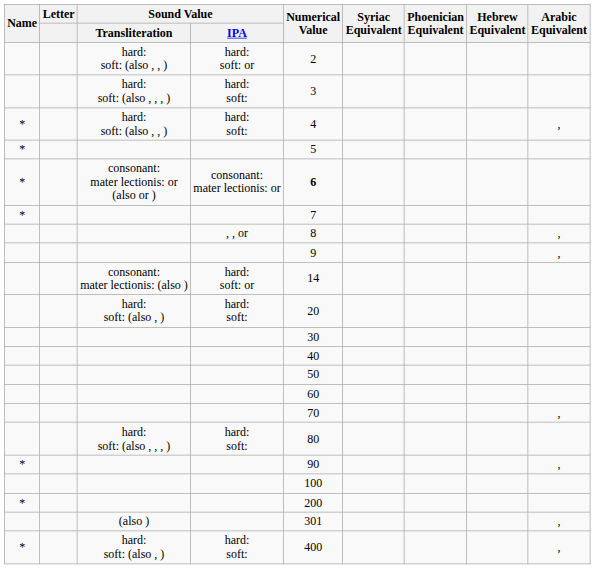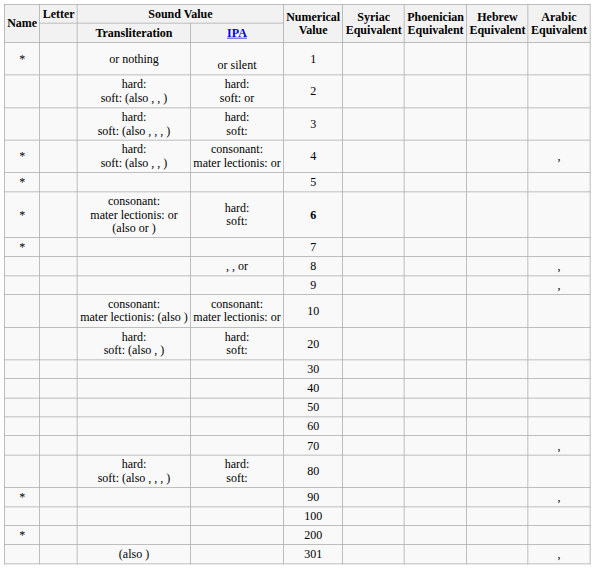+ row: (22, 58)
(237, 123) hard: soft: -> (237, 156) consonant: mater lectionis: or
(237, 182) consonant: mater lectionis: or -> (237, 214) hard: soft:
(237, 278) hard: soft: or -> (237, 311) consonant: mater lectionis: or
(313, 278) 14 -> (313, 311) 10
- row: (22, 547)
